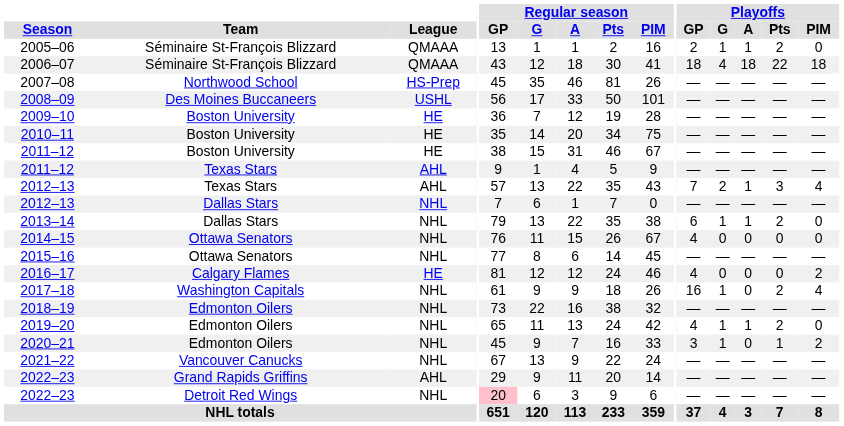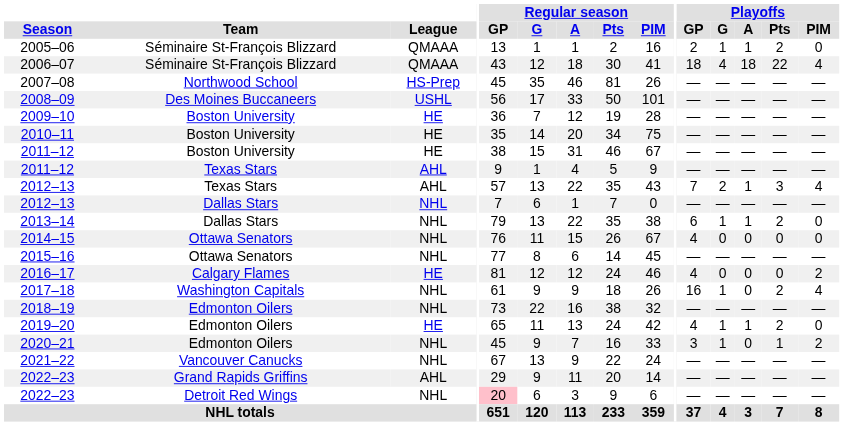(819, 64) 18 -> (819, 64) 4
(433, 325) NHL -> (433, 325) HE
